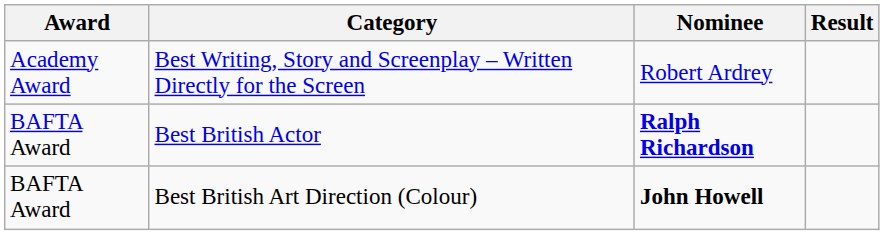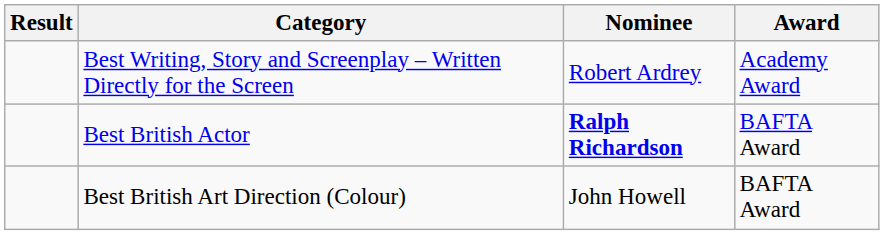columns swapped: (77, 22) <-> (842, 22)
(702, 197) bold -> (627, 197) normal
